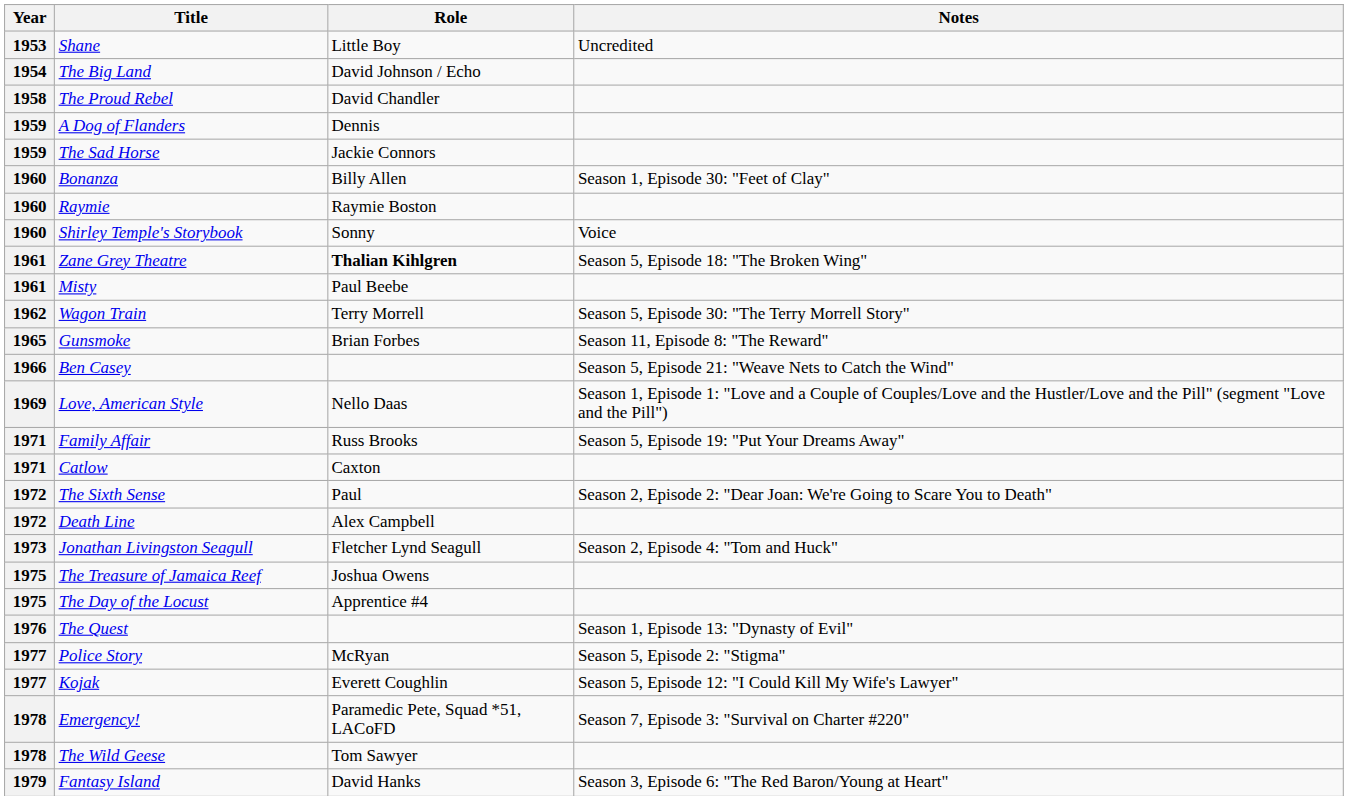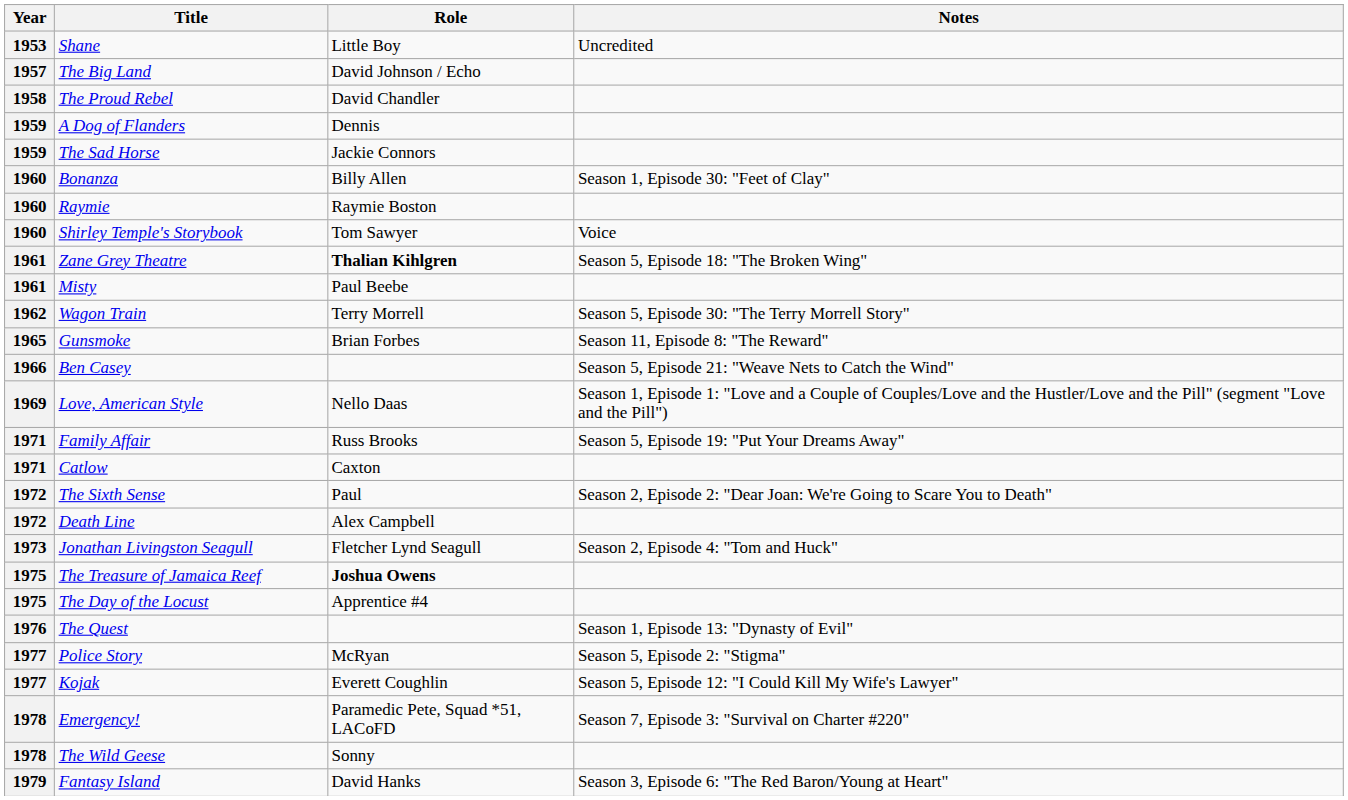(30, 71) 1954 -> (30, 71) 1957
(353, 233) Sonny -> (374, 233) Tom Sawyer
(380, 574) normal -> (384, 574) bold
(374, 755) Tom Sawyer -> (353, 755) Sonny
